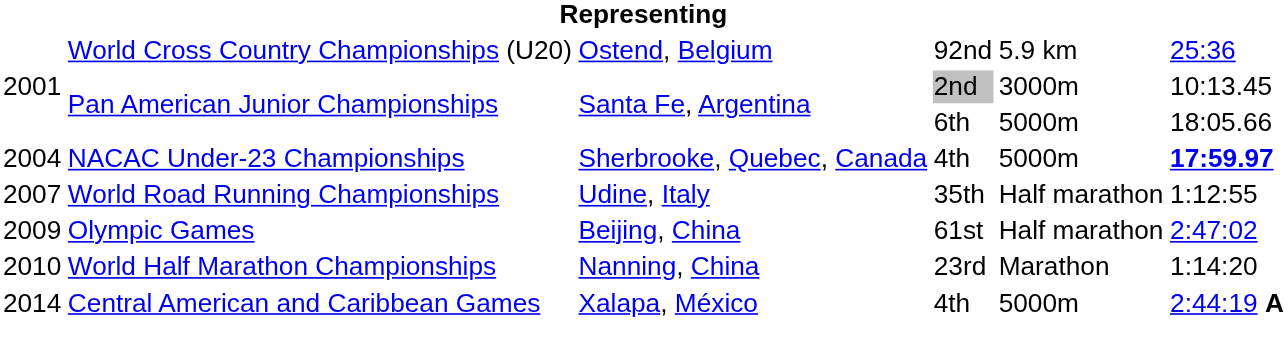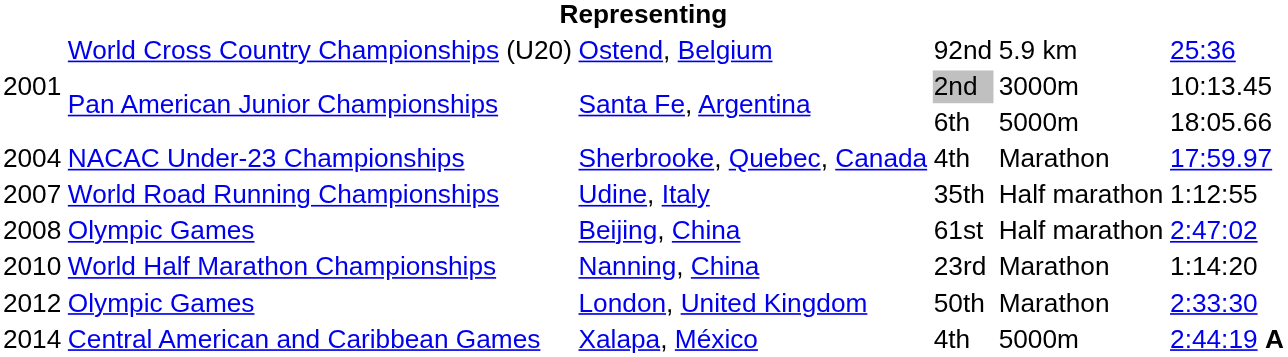(1039, 158) 5000m -> (1054, 158) Marathon
(1222, 158) bold -> (1221, 158) normal
(32, 230) 2009 -> (32, 230) 2008
+ row: (723, 302)
